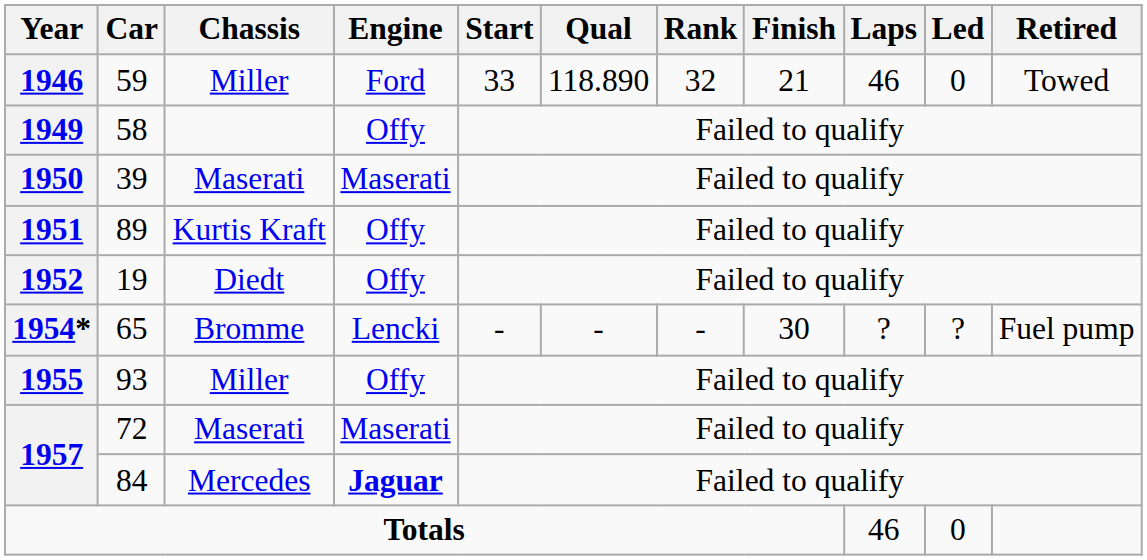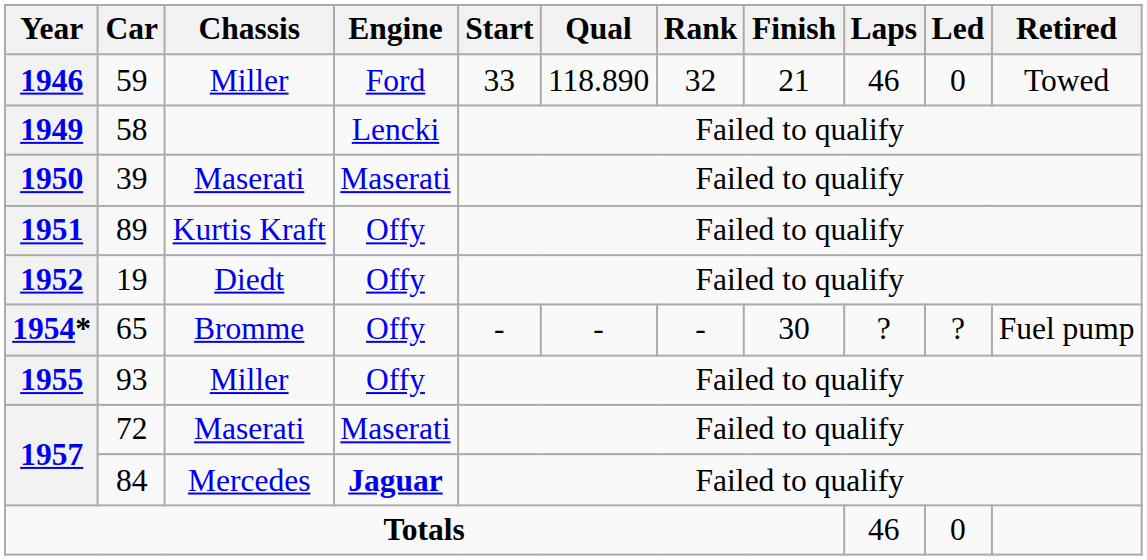(395, 129) Offy -> (395, 129) Lencki
(395, 329) Lencki -> (395, 329) Offy
